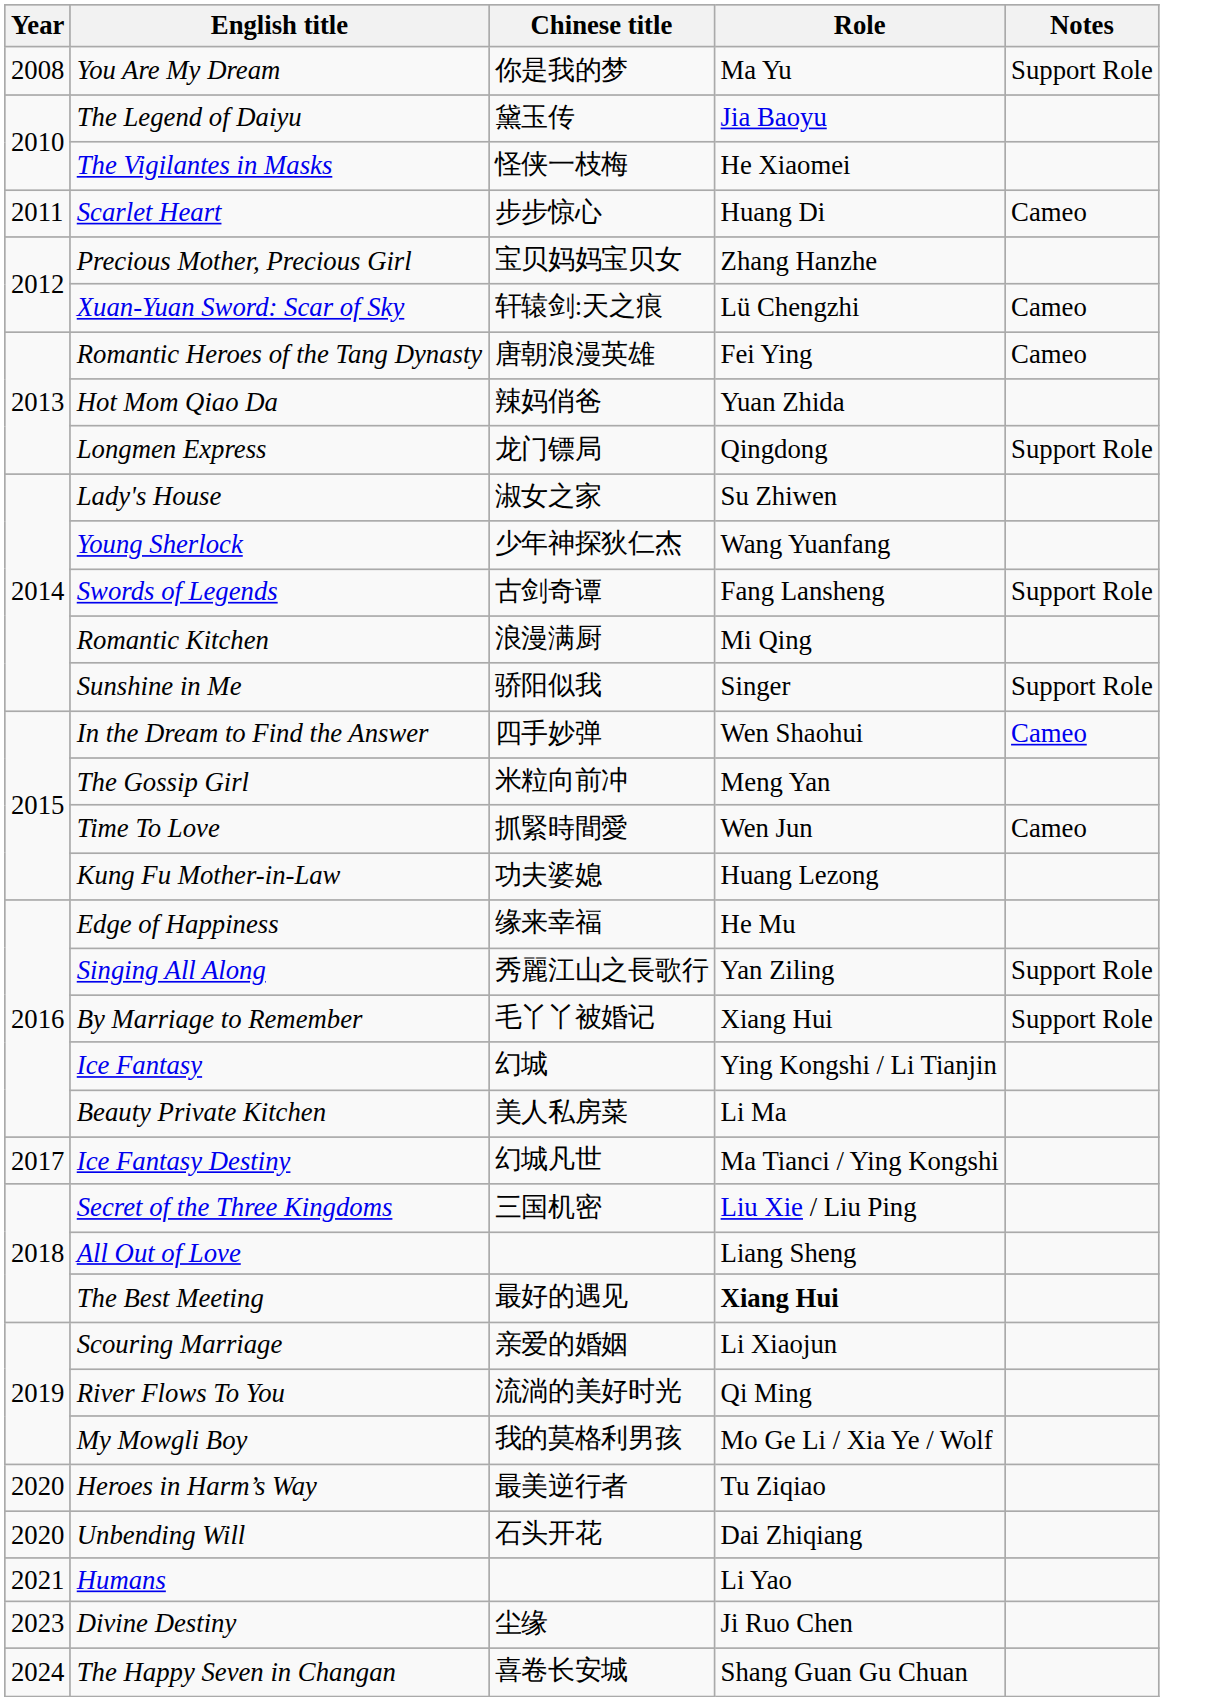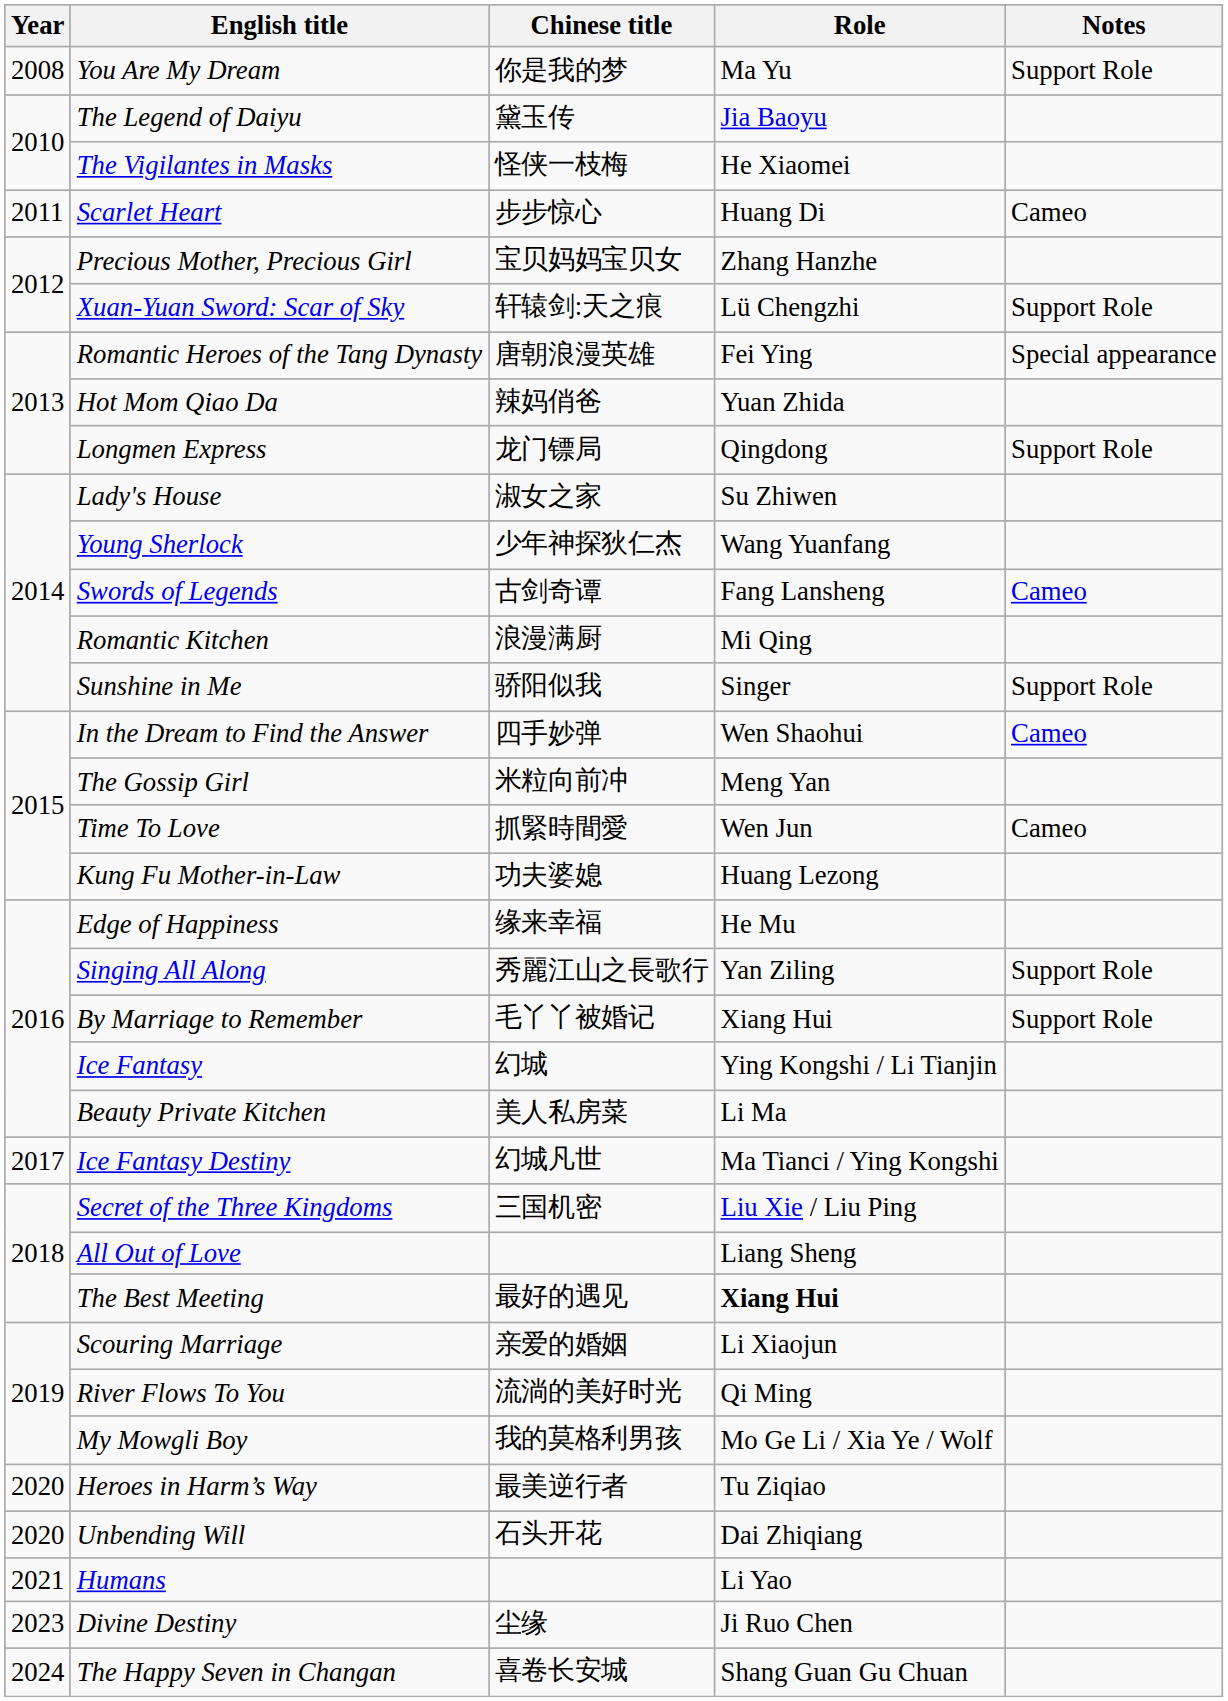(1049, 307) Cameo -> (1082, 307) Support Role
(1049, 354) Cameo -> (1114, 354) Special appearance
(1082, 591) Support Role -> (1049, 591) Cameo
